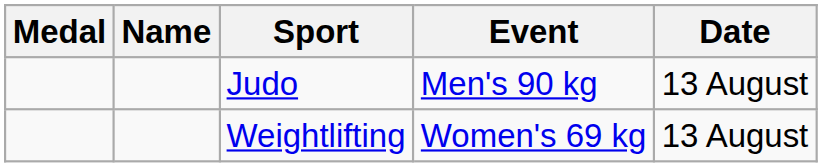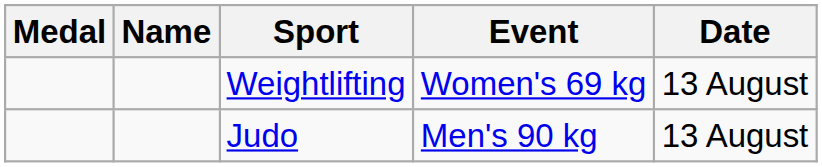rows swapped: (262, 84) <-> (316, 136)
